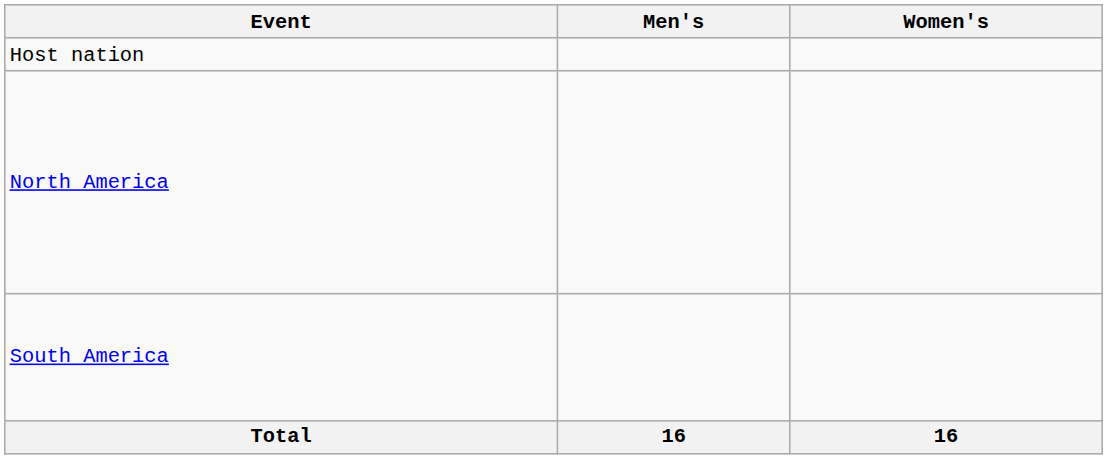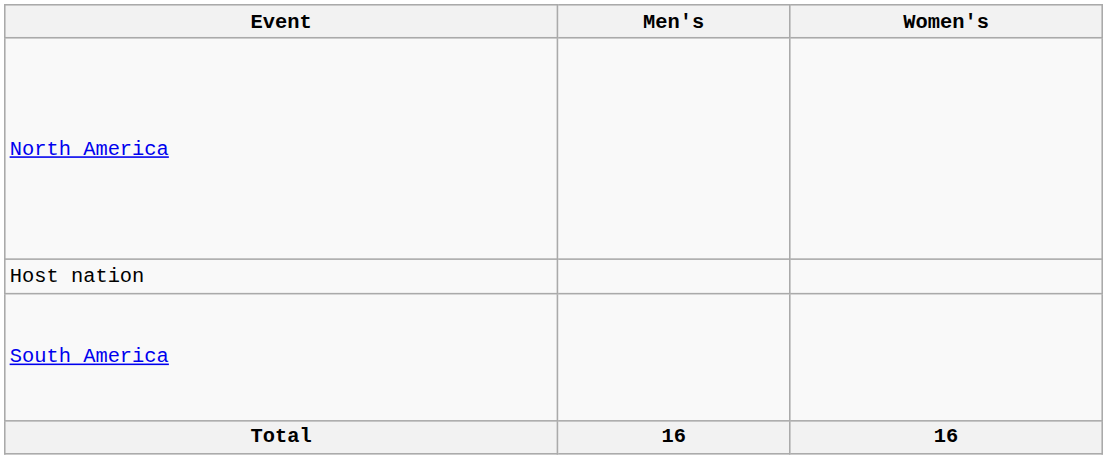rows swapped: (77, 55) <-> (89, 182)
